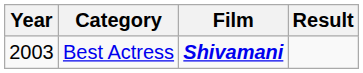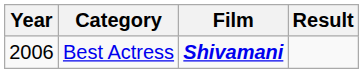(31, 52) 2003 -> (31, 52) 2006
